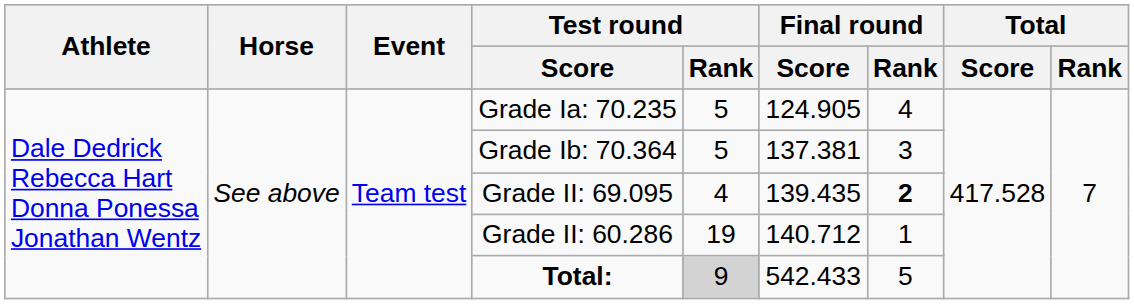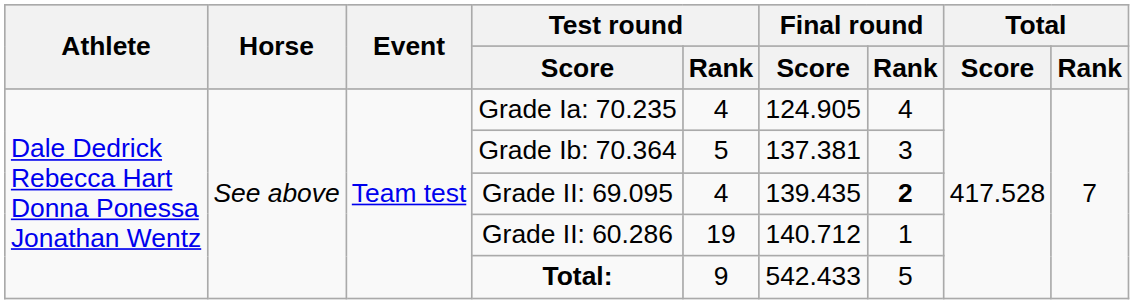(721, 109) 5 -> (721, 109) 4
(721, 276) lightgrey background -> (721, 276) no background
